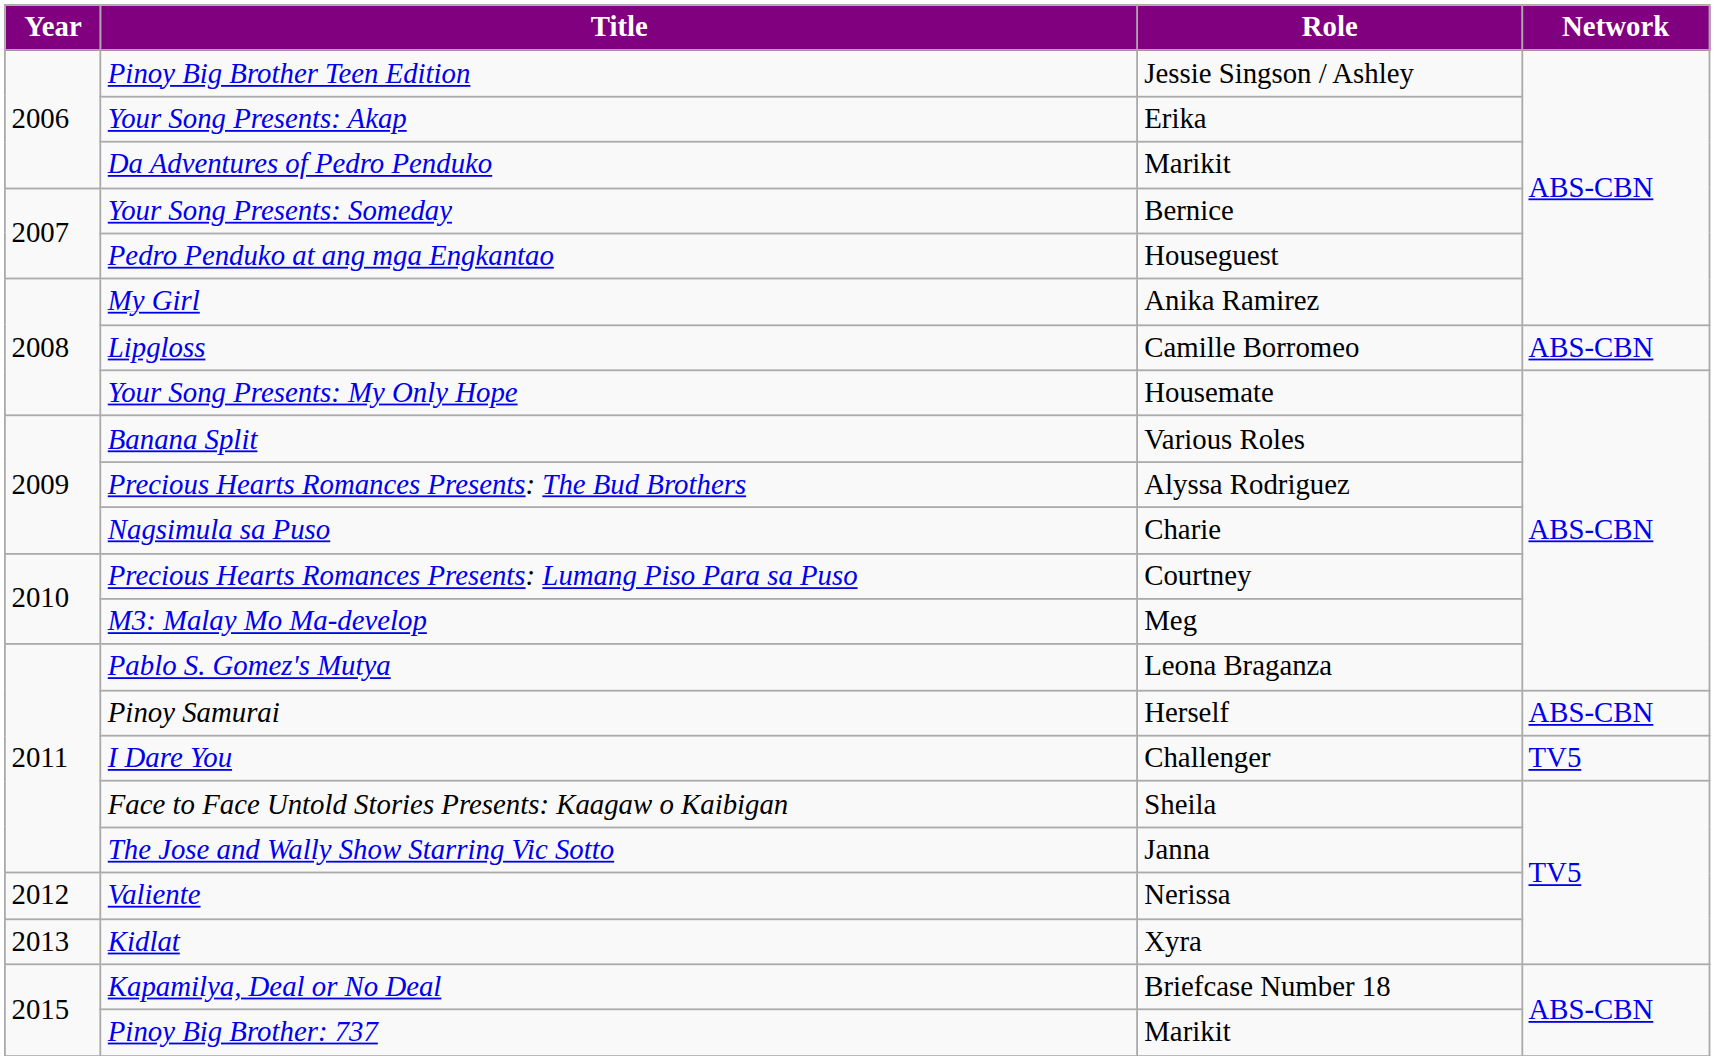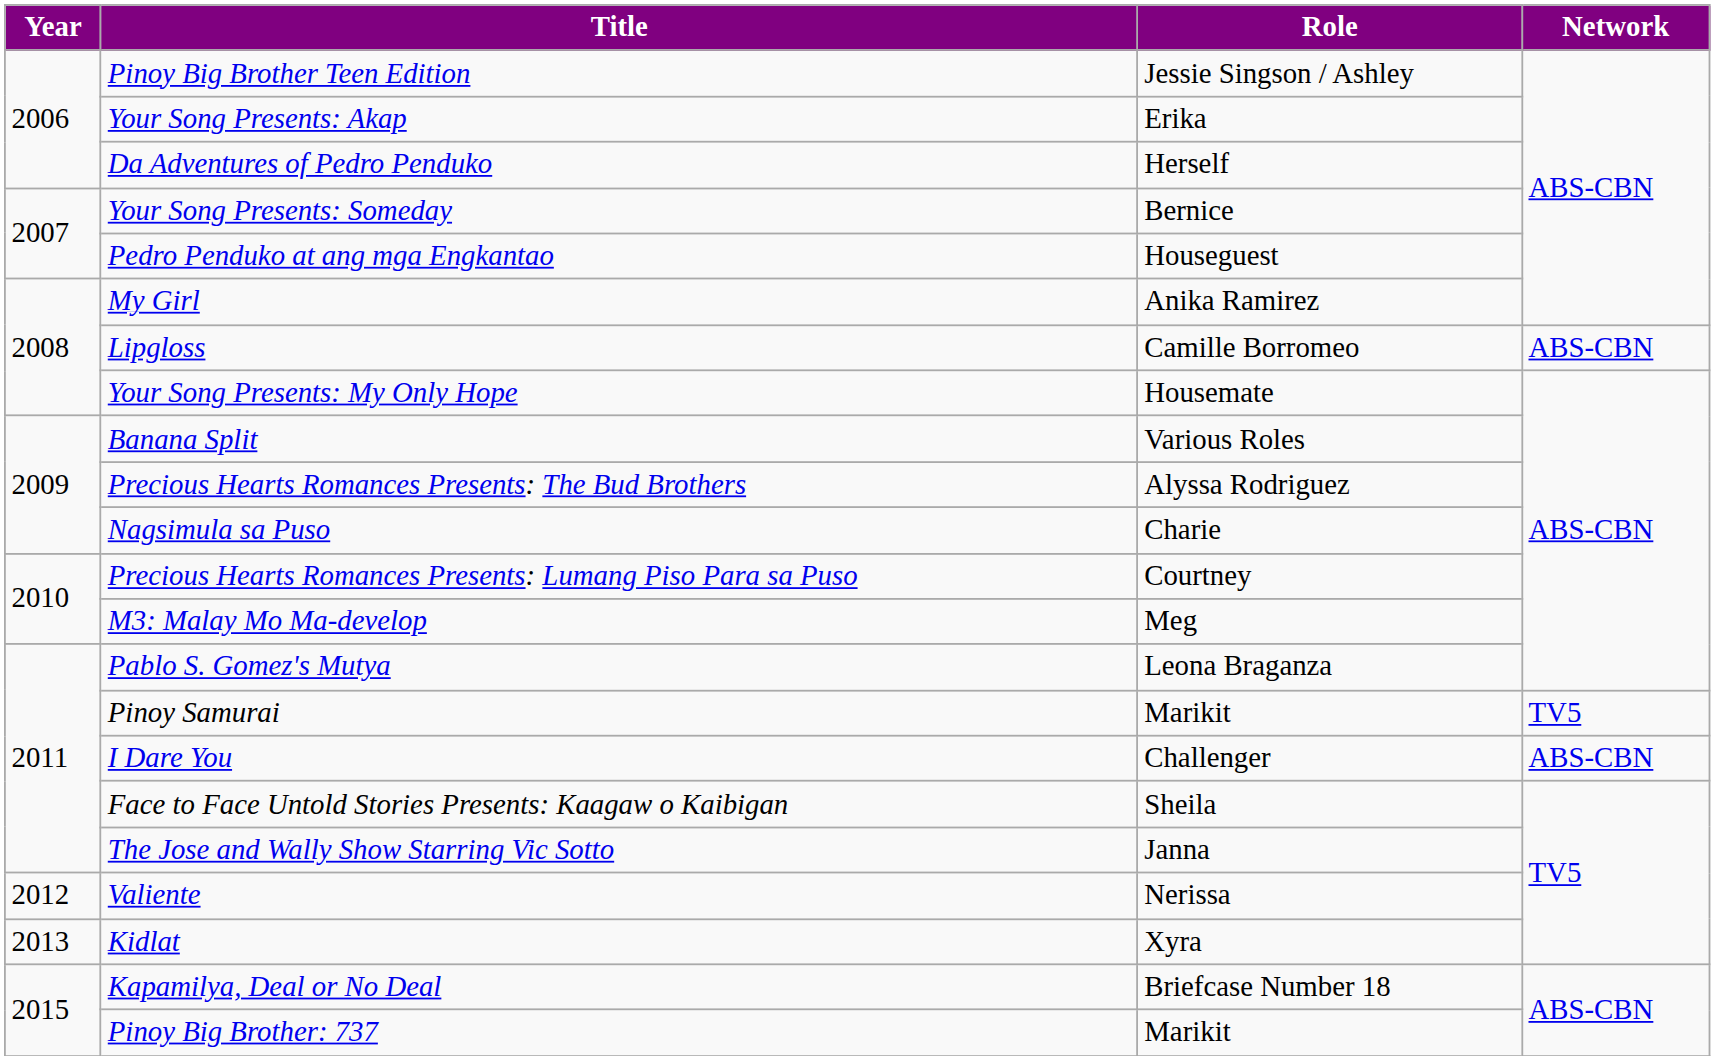(1187, 164) Marikit -> (1187, 164) Herself
(1187, 712) Herself -> (1187, 712) Marikit
(1591, 712) ABS-CBN -> (1555, 712) TV5
(1555, 758) TV5 -> (1591, 758) ABS-CBN
